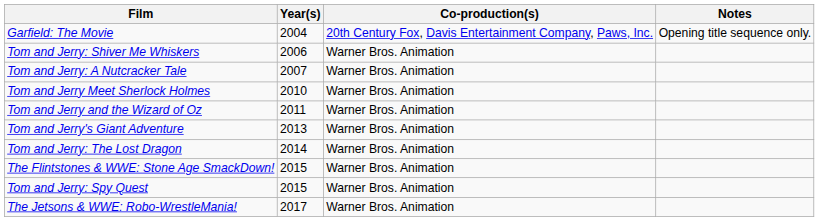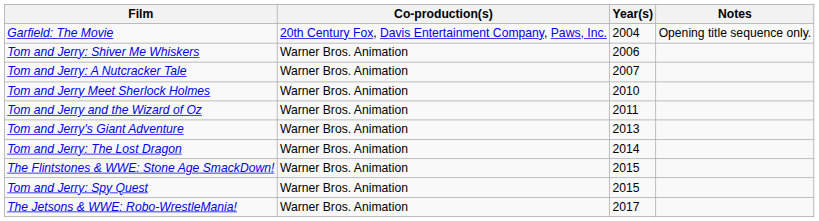columns swapped: (300, 14) <-> (490, 14)
